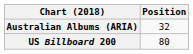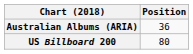(164, 27) 32 -> (164, 27) 36
